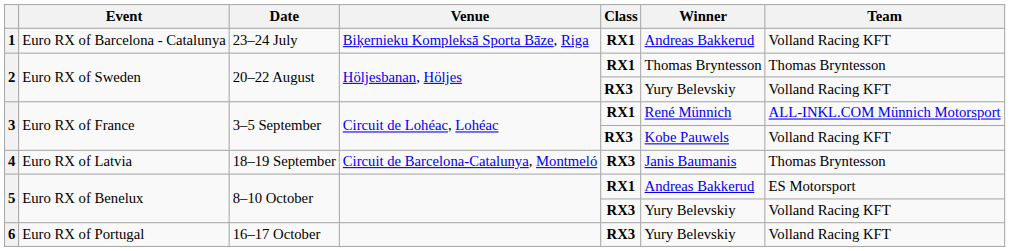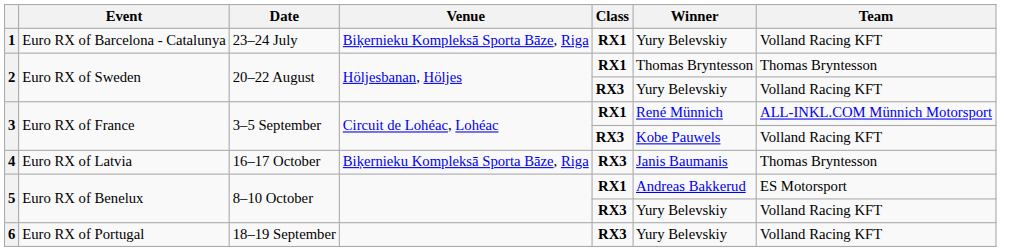(699, 40) Andreas Bakkerud -> (682, 40) Yury Belevskiy
(284, 161) 18–19 September -> (277, 161) 16–17 October
(470, 161) Circuit de Barcelona-Catalunya, Montmeló -> (466, 161) Biķernieku Kompleksā Sporta Bāze, Riga
(277, 234) 16–17 October -> (284, 234) 18–19 September
